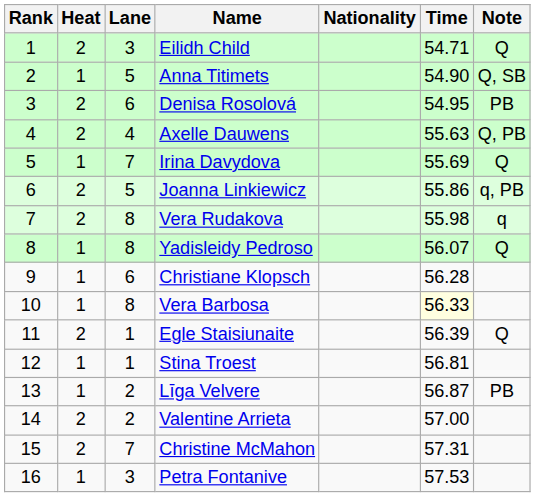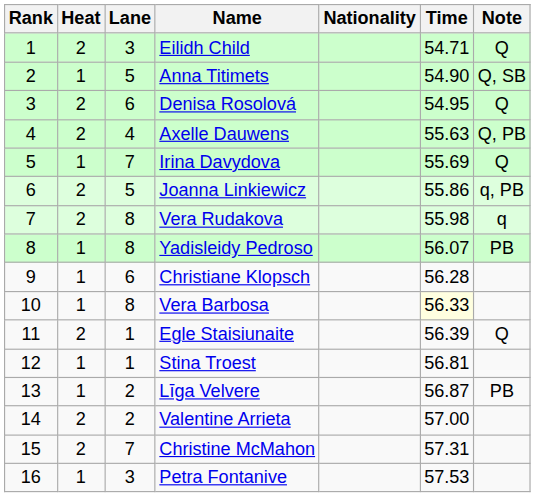(502, 104) PB -> (502, 104) Q
(502, 248) Q -> (502, 248) PB
